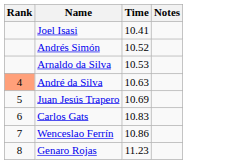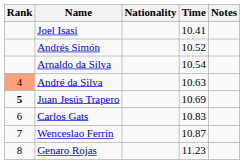+ column: (150, 13)
(137, 64) 10.53 -> (194, 64) 10.54
(20, 99) normal -> (20, 99) bold
(137, 133) 10.86 -> (194, 133) 10.87
